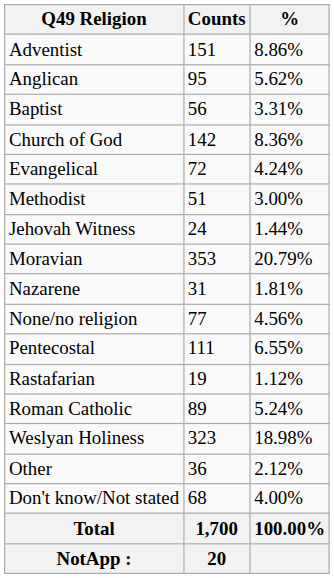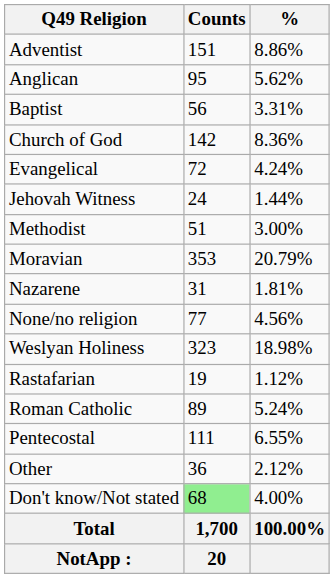rows swapped: (72, 229) <-> (47, 199)
rows swapped: (52, 348) <-> (77, 438)
(197, 498) no background -> (197, 498) lightgreen background
